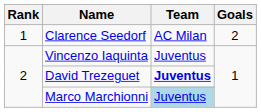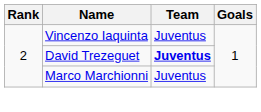- row: (95, 35)
(180, 96) lightblue background -> (180, 76) no background
